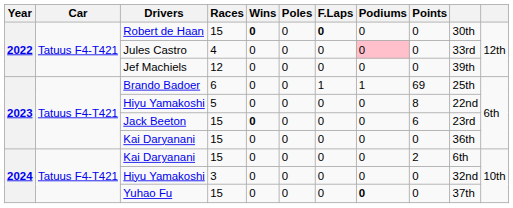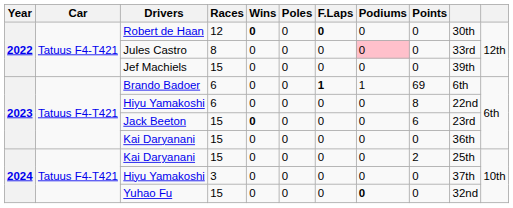(217, 31) 15 -> (217, 31) 12
(213, 49) 4 -> (213, 49) 8
(217, 67) 12 -> (217, 67) 15
(321, 85) normal -> (321, 85) bold
(464, 85) 25th -> (461, 85) 6th
(213, 103) 5 -> (213, 103) 6
(461, 157) 6th -> (464, 157) 25th
(465, 175) 32nd -> (464, 175) 37th
(464, 193) 37th -> (465, 193) 32nd
